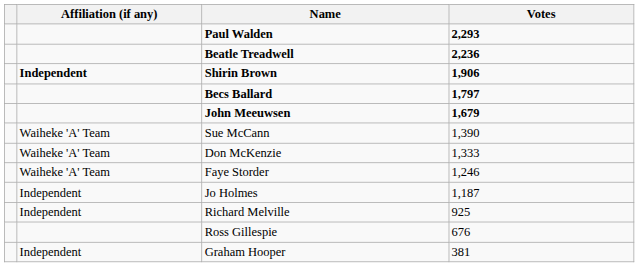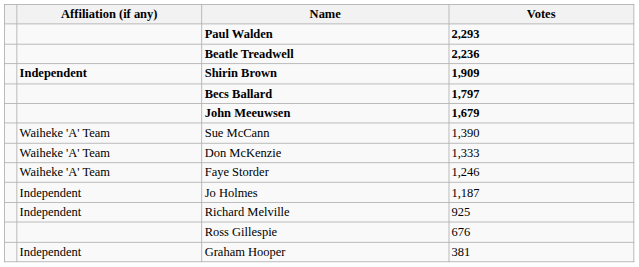(466, 73) 1,906 -> (466, 73) 1,909
